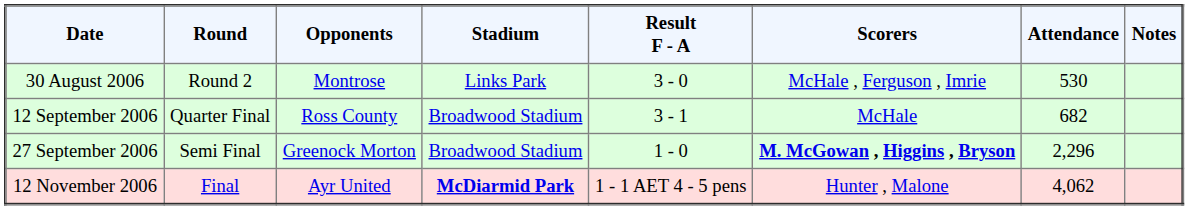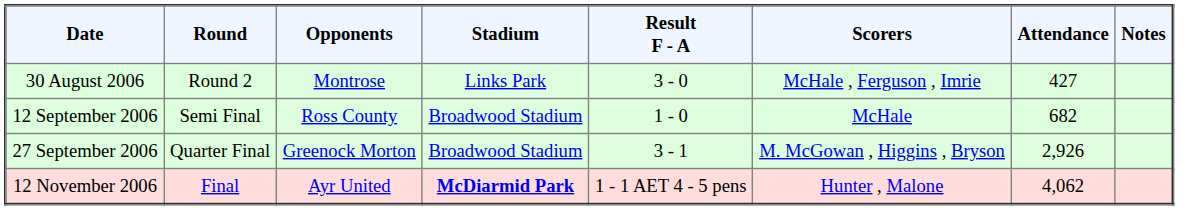(1073, 80) 530 -> (1063, 80) 427
(220, 115) Quarter Final -> (220, 115) Semi Final
(671, 115) 3 - 1 -> (671, 115) 1 - 0
(220, 150) Semi Final -> (220, 150) Quarter Final
(671, 150) 1 - 0 -> (671, 150) 3 - 1
(887, 150) bold -> (882, 150) normal
(1073, 150) 2,296 -> (1063, 150) 2,926
